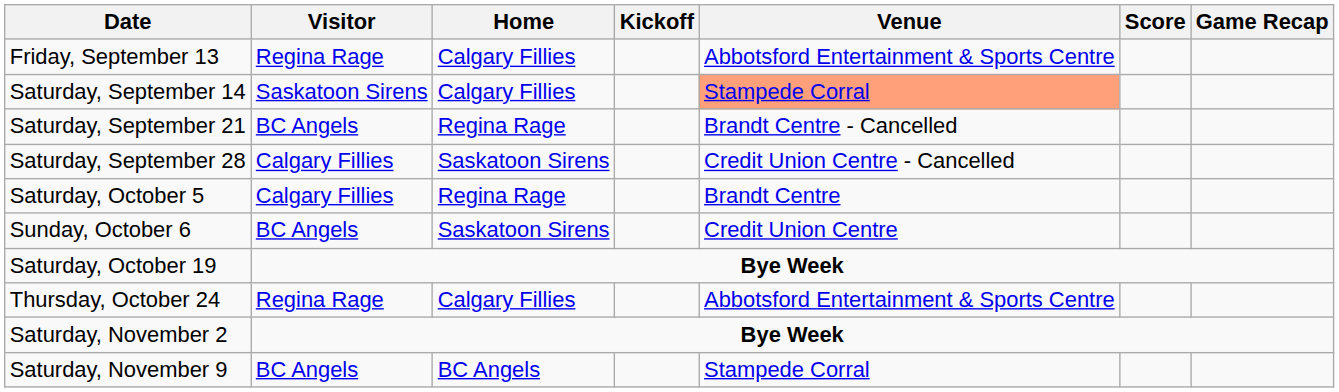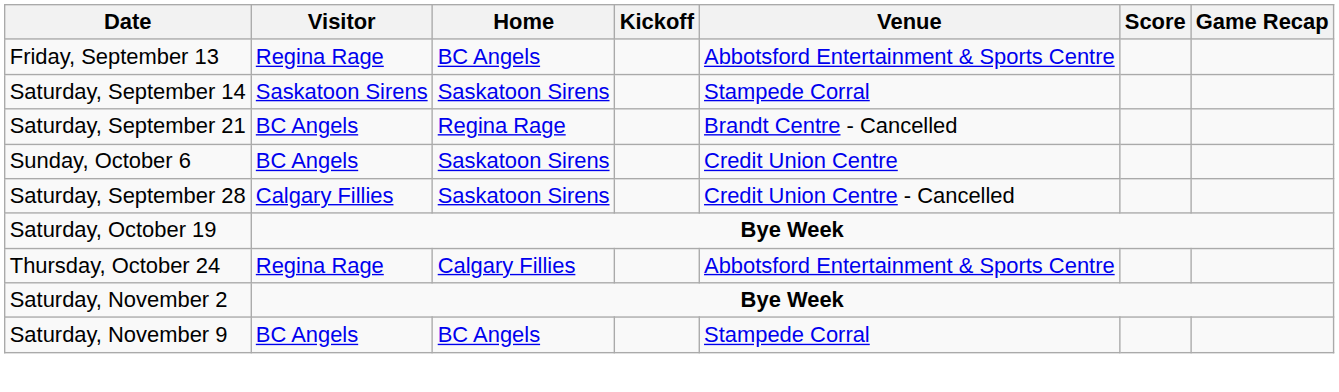(507, 56) Calgary Fillies -> (489, 56) BC Angels
(507, 91) Calgary Fillies -> (524, 91) Saskatoon Sirens
(787, 91) lightsalmon background -> (787, 91) no background
rows swapped: (128, 160) <-> (100, 230)
- row: (107, 195)
